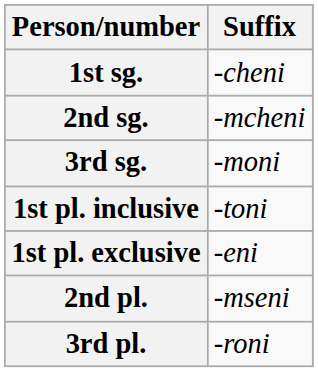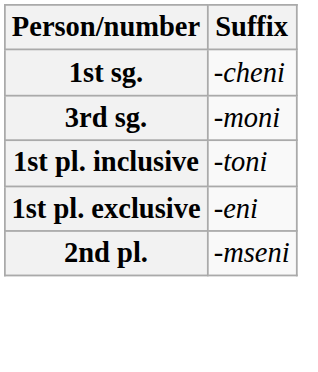- row: (106, 117)
- row: (106, 343)
